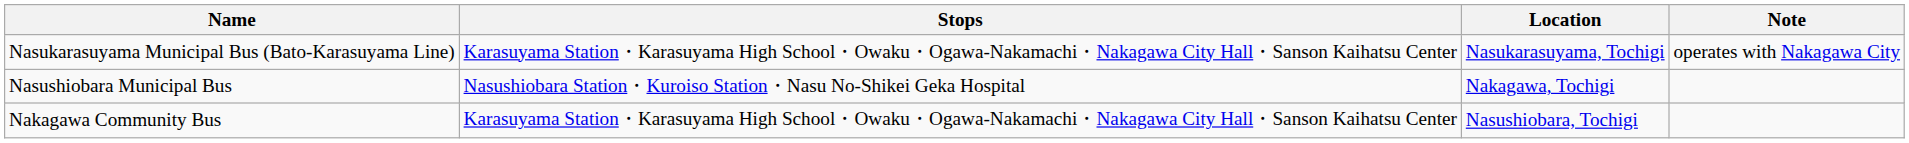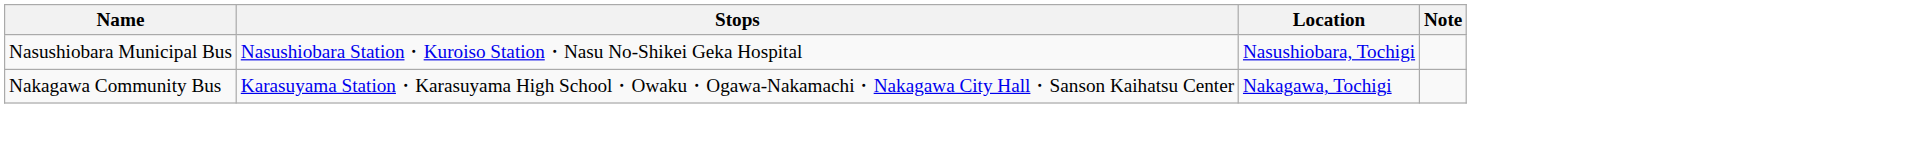- row: (232, 51)
(1540, 86) Nakagawa, Tochigi -> (1329, 51) Nasushiobara, Tochigi
(1552, 120) Nasushiobara, Tochigi -> (1317, 86) Nakagawa, Tochigi
